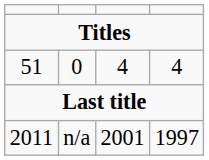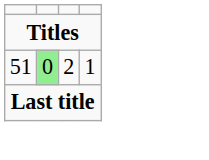(77, 67) no background -> (48, 67) lightgreen background
(123, 67) 4 -> (69, 67) 2
(177, 67) 4 -> (90, 67) 1
- row: (31, 137)
